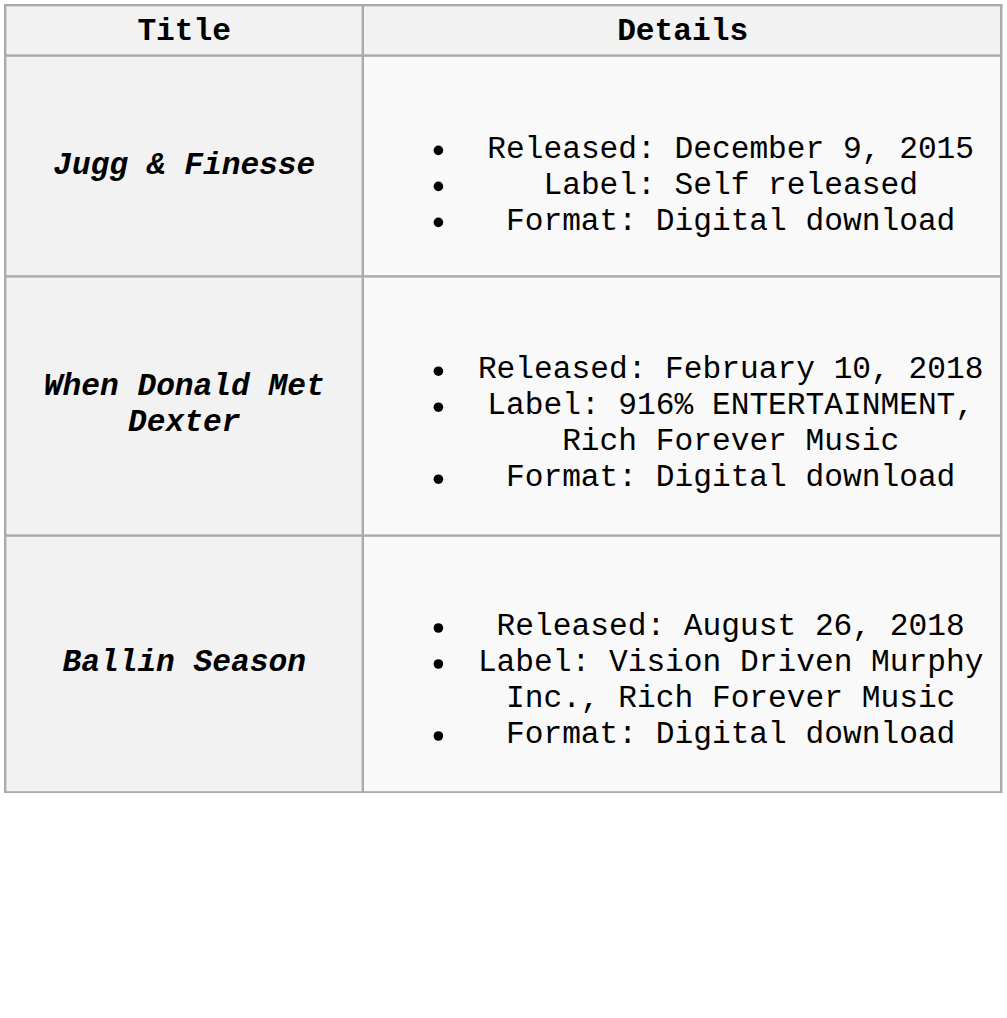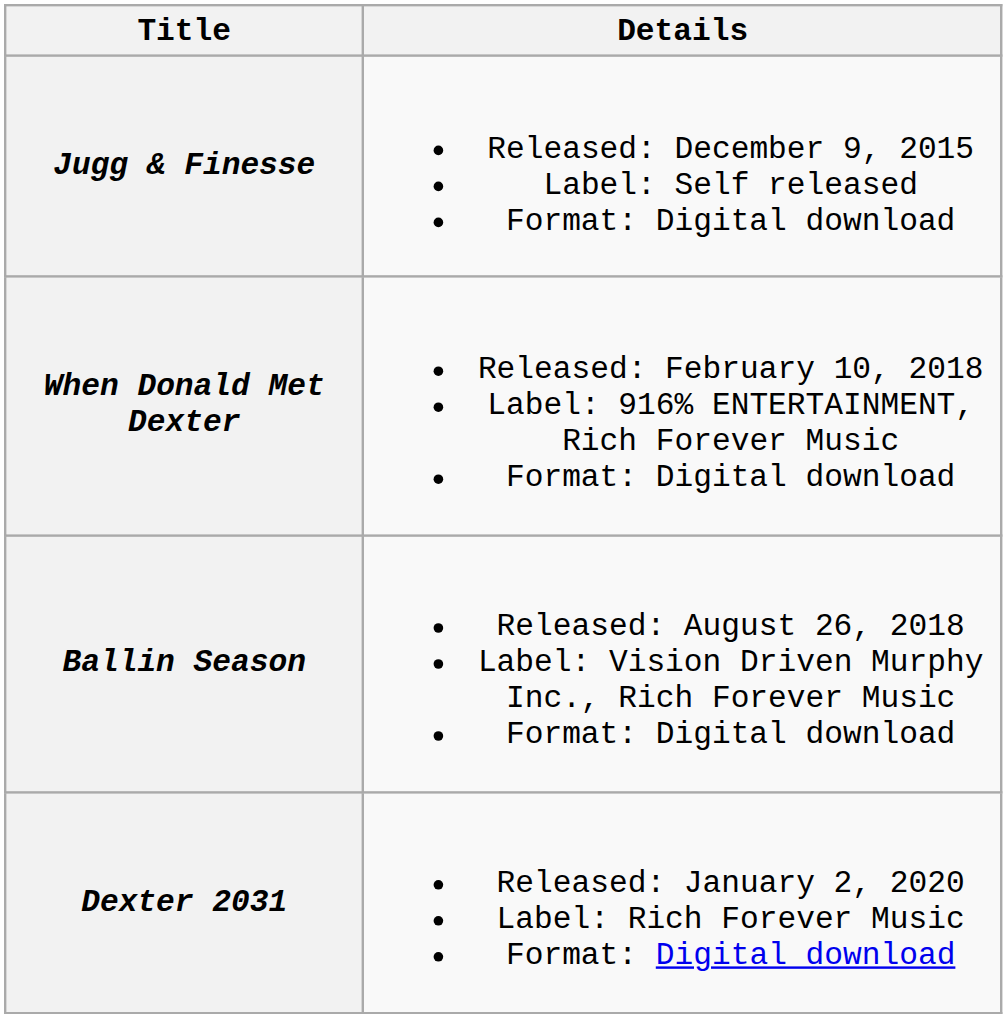+ row: (184, 902)
